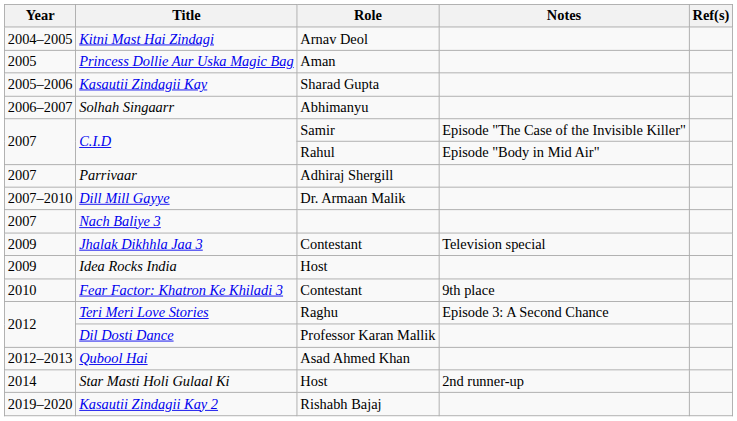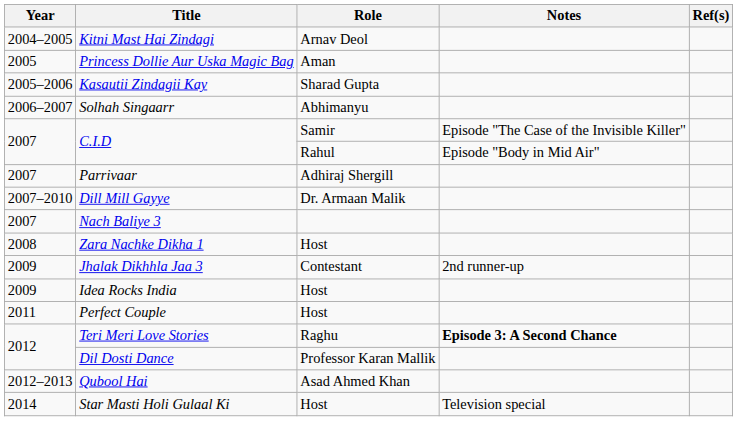+ row: (141, 244)
(494, 244) Television special -> (483, 267) 2nd runner-up
- row: (181, 289)
+ row: (123, 312)
(525, 312) normal -> (529, 335) bold
(483, 381) 2nd runner-up -> (494, 404) Television special
- row: (149, 404)
